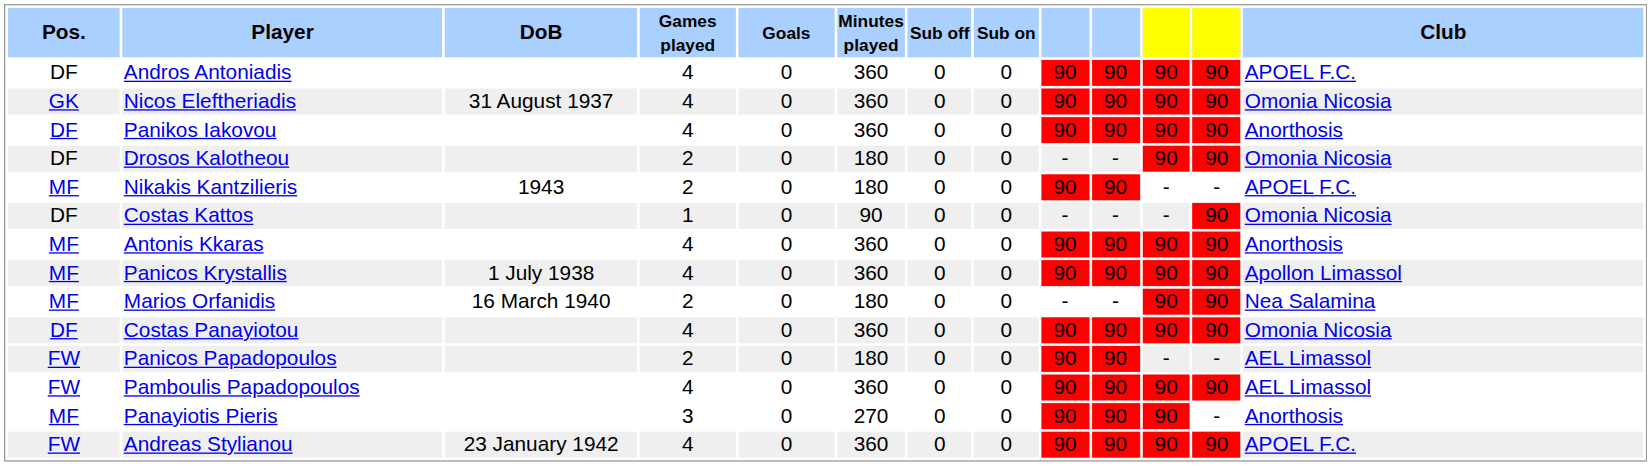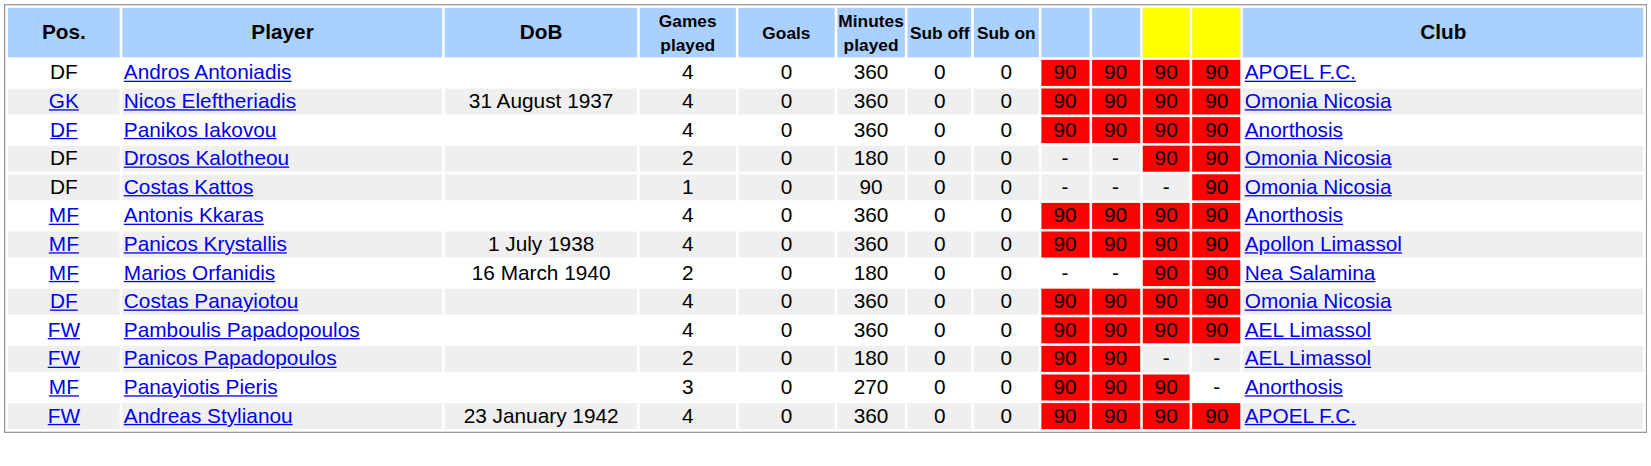- row: (210, 187)
rows swapped: (242, 387) <-> (230, 358)
